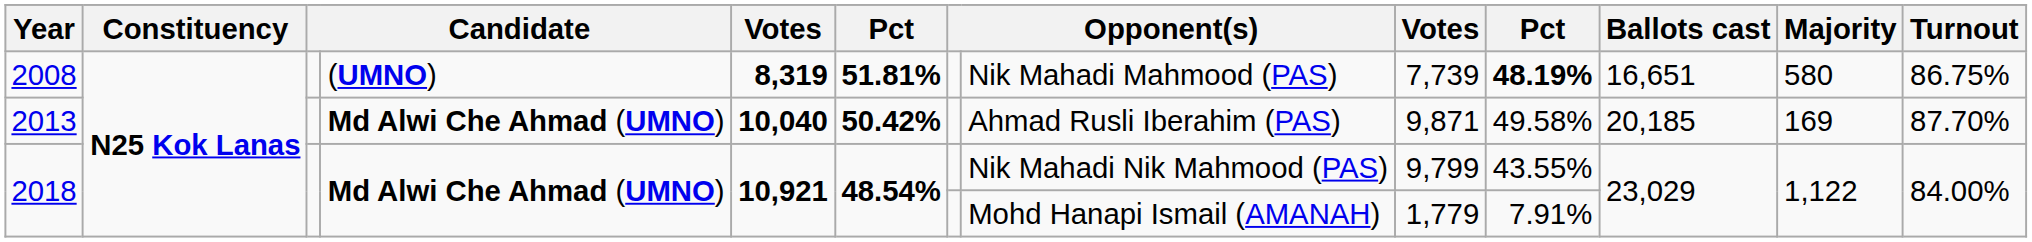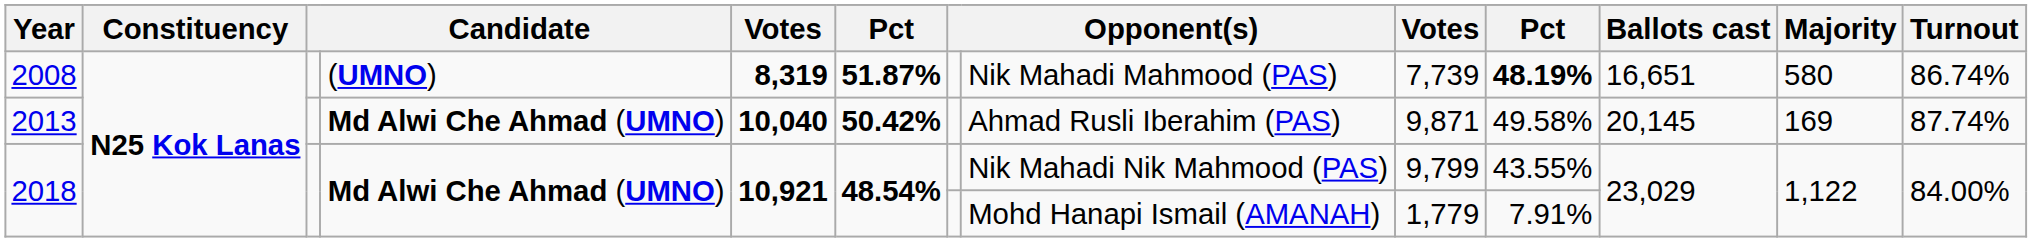(891, 75) 51.81% -> (891, 75) 51.87%
(1960, 75) 86.75% -> (1960, 75) 86.74%
(1651, 121) 20,185 -> (1651, 121) 20,145
(1960, 121) 87.70% -> (1960, 121) 87.74%
